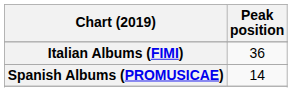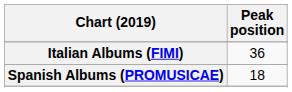(257, 75) 14 -> (257, 75) 18
